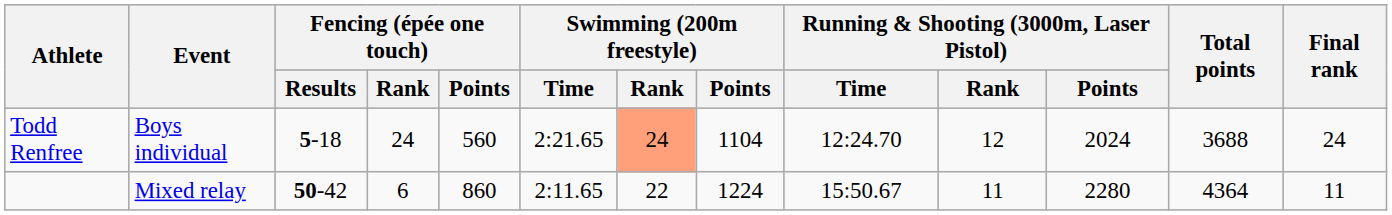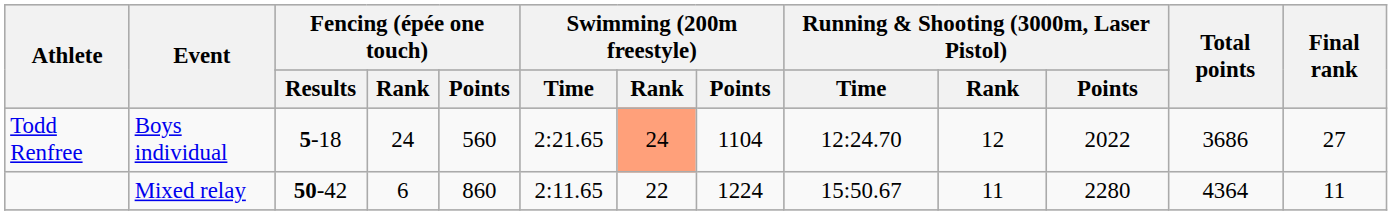(1107, 139) 2024 -> (1107, 139) 2022
(1225, 139) 3688 -> (1225, 139) 3686
(1334, 139) 24 -> (1334, 139) 27
